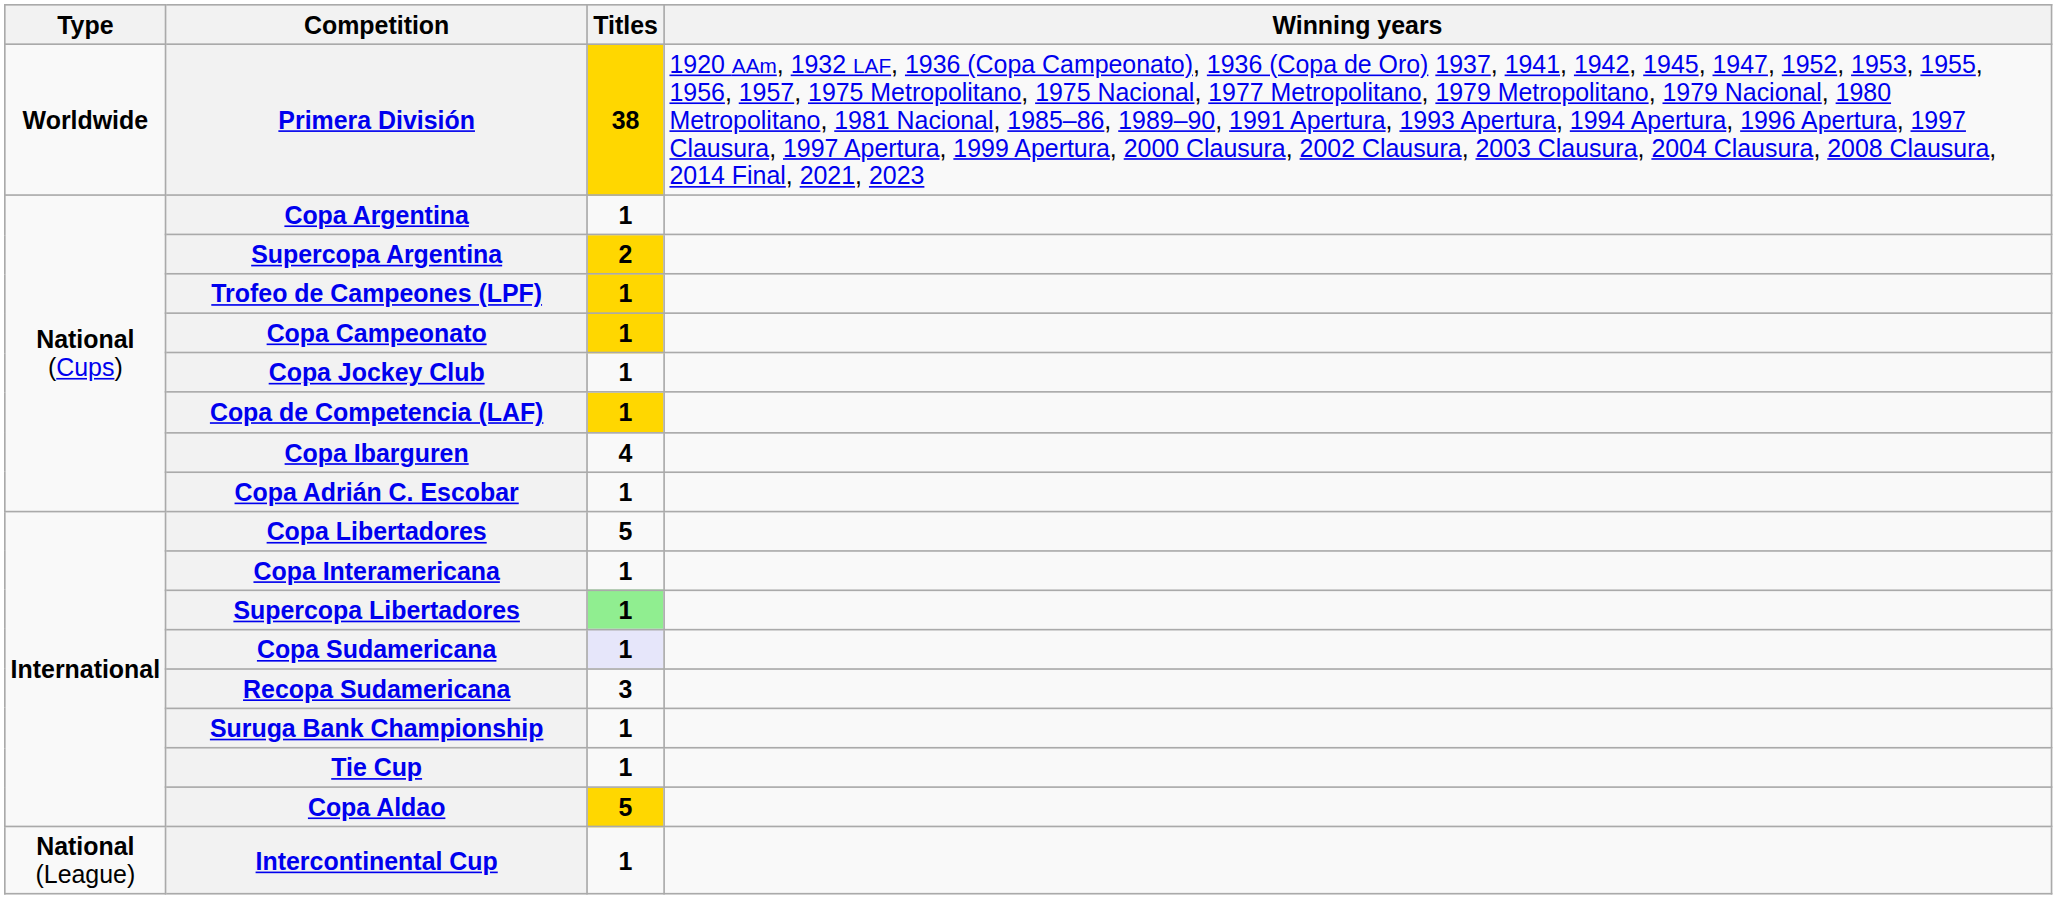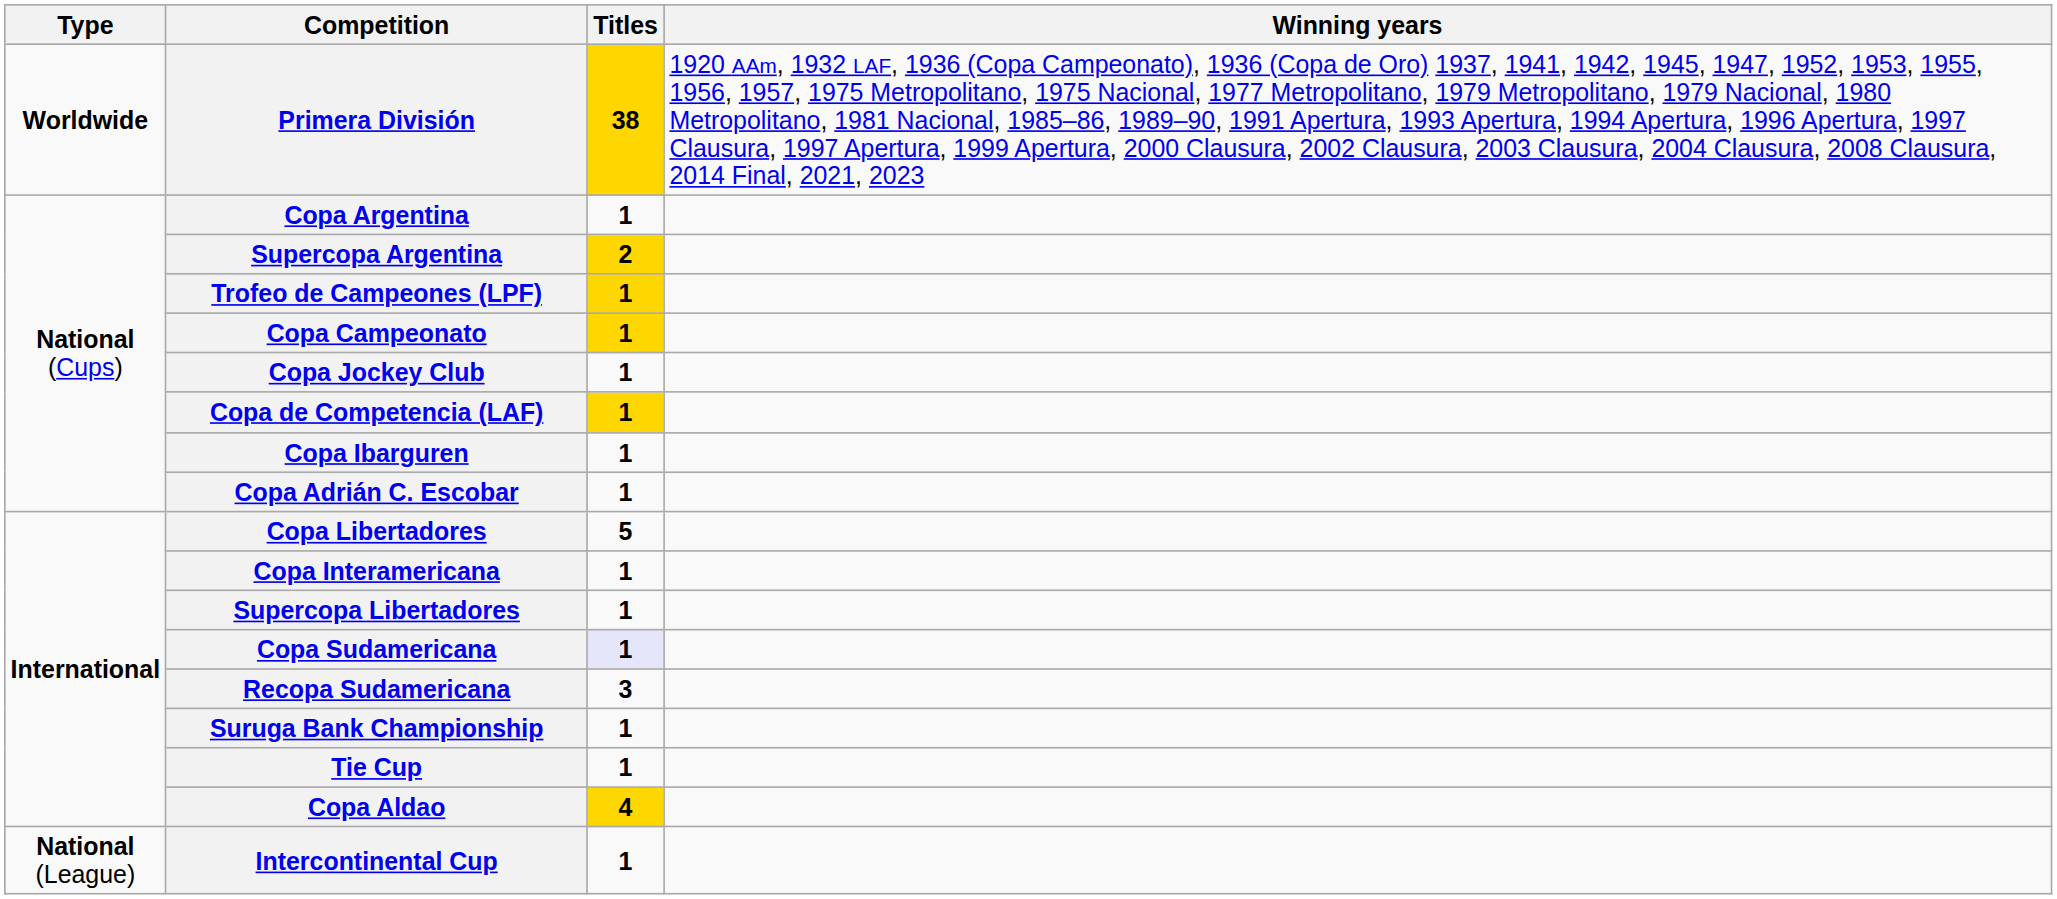(626, 452) 4 -> (626, 452) 1
(626, 610) lightgreen background -> (626, 610) no background
(626, 807) 5 -> (626, 807) 4
